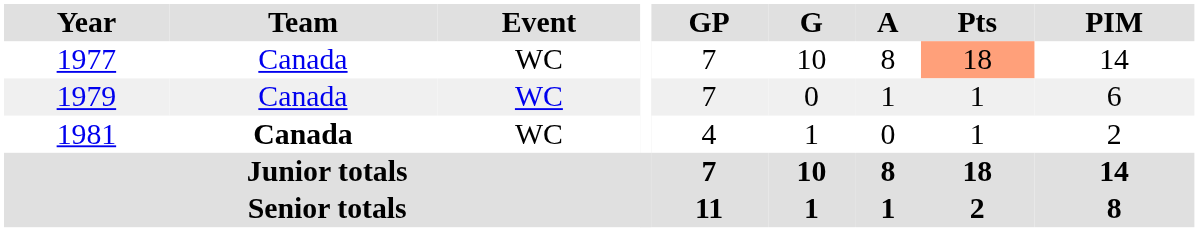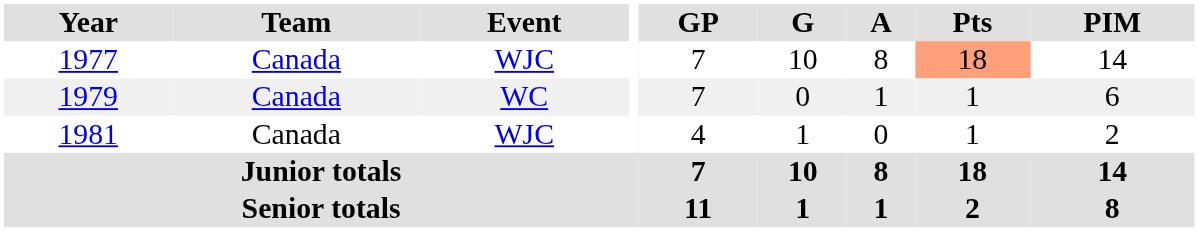(539, 59) WC -> (524, 59) WJC
(303, 133) bold -> (296, 133) normal
(539, 133) WC -> (524, 133) WJC
